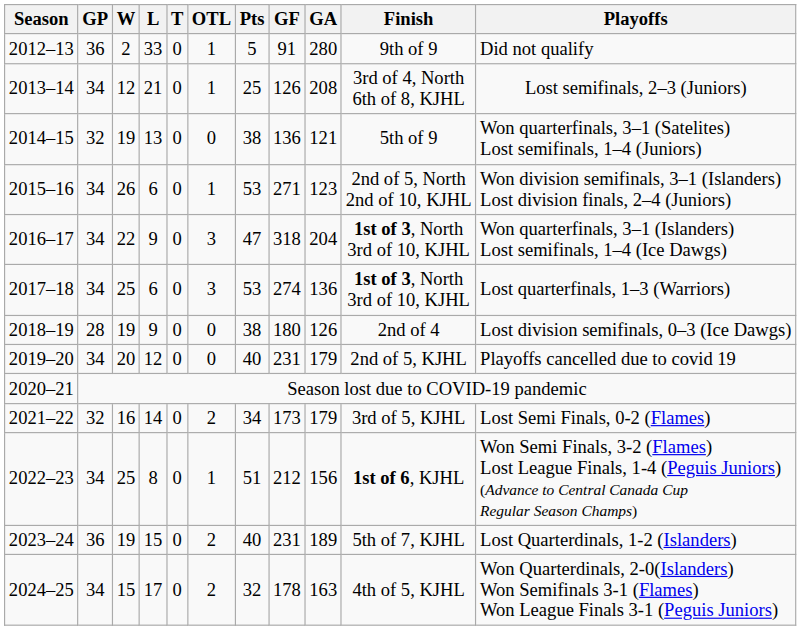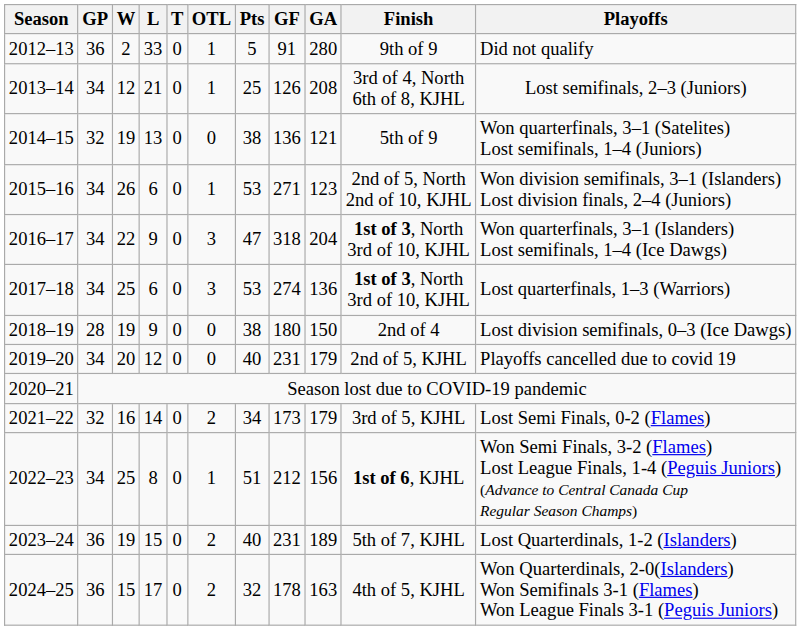(323, 329) 126 -> (323, 329) 150
(95, 589) 34 -> (95, 589) 36
